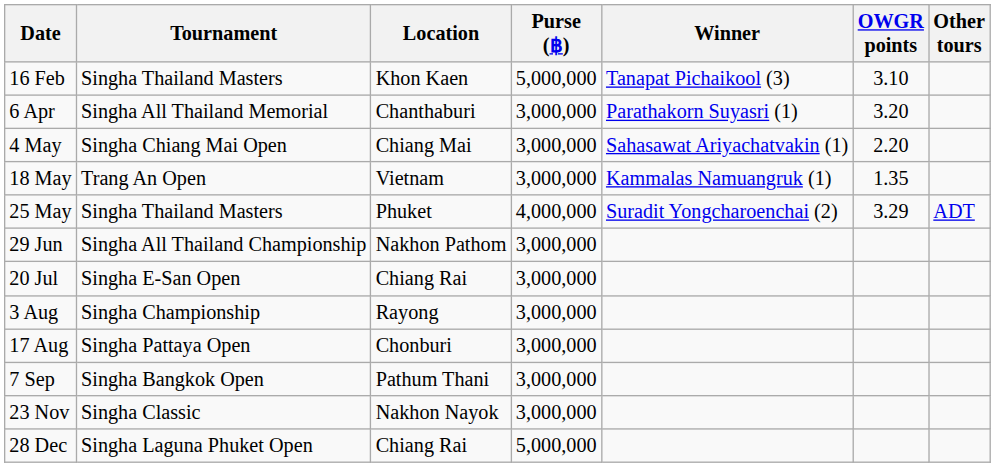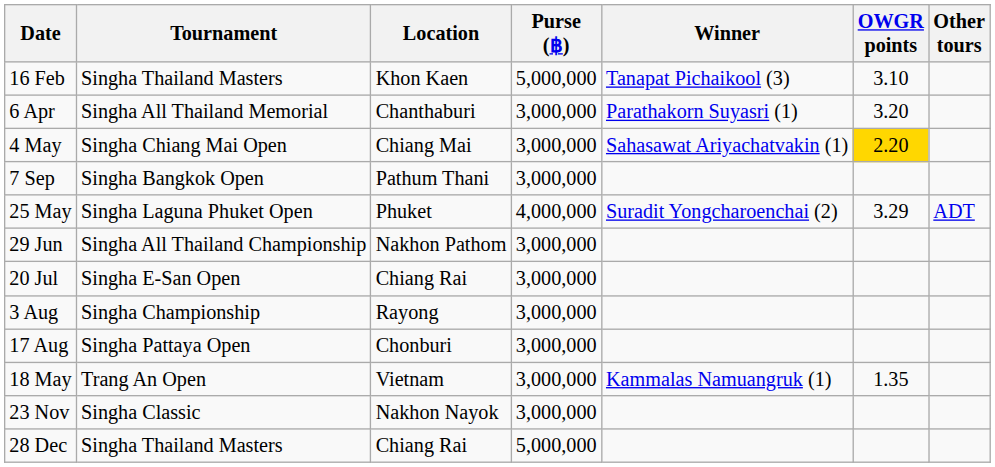(891, 145) no background -> (891, 145) gold background
rows swapped: (41, 178) <-> (32, 378)
(182, 211) Singha Thailand Masters -> (197, 211) Singha Laguna Phuket Open
(197, 445) Singha Laguna Phuket Open -> (182, 445) Singha Thailand Masters
